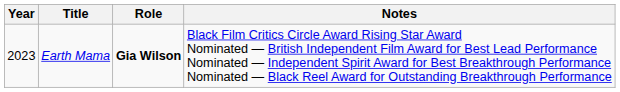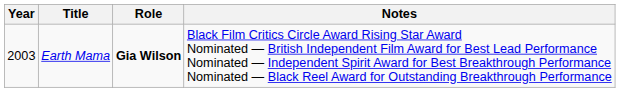(21, 55) 2023 -> (21, 55) 2003
